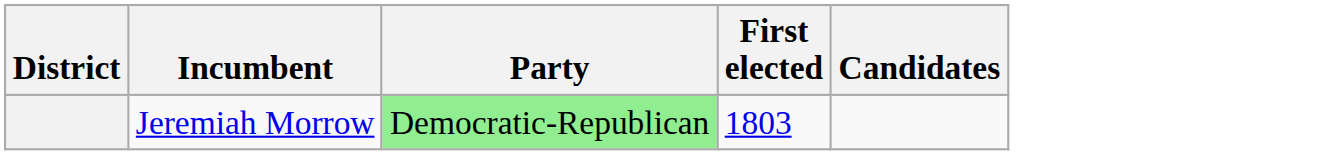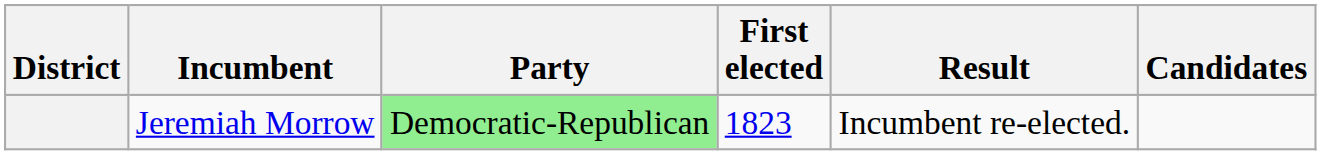+ column: (984, 68)
(758, 121) 1803 -> (758, 121) 1823
